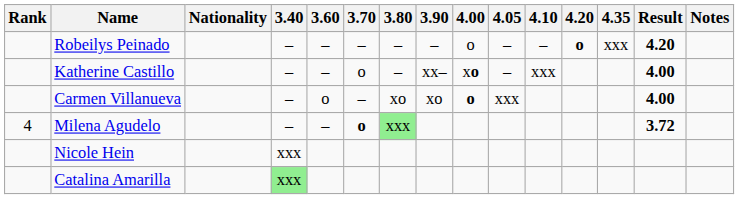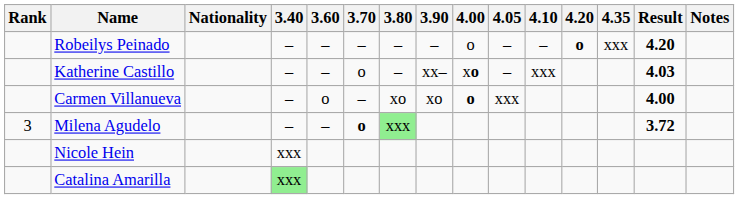(660, 72) 4.00 -> (660, 72) 4.03
(28, 126) 4 -> (28, 126) 3
